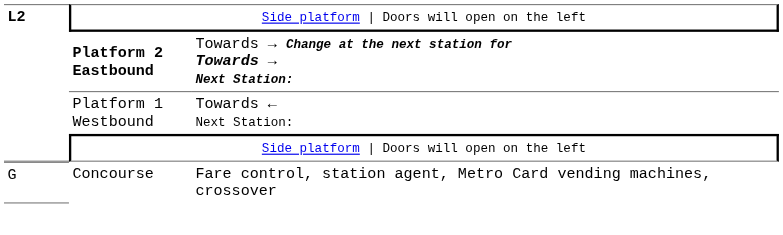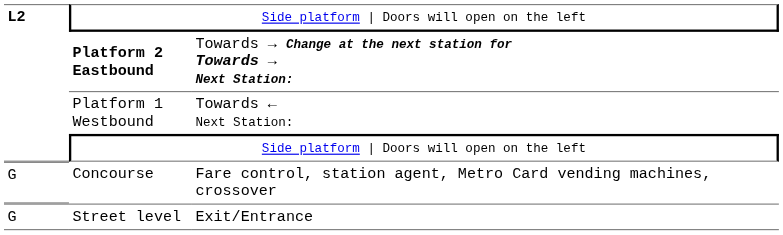+ row: (127, 217)
